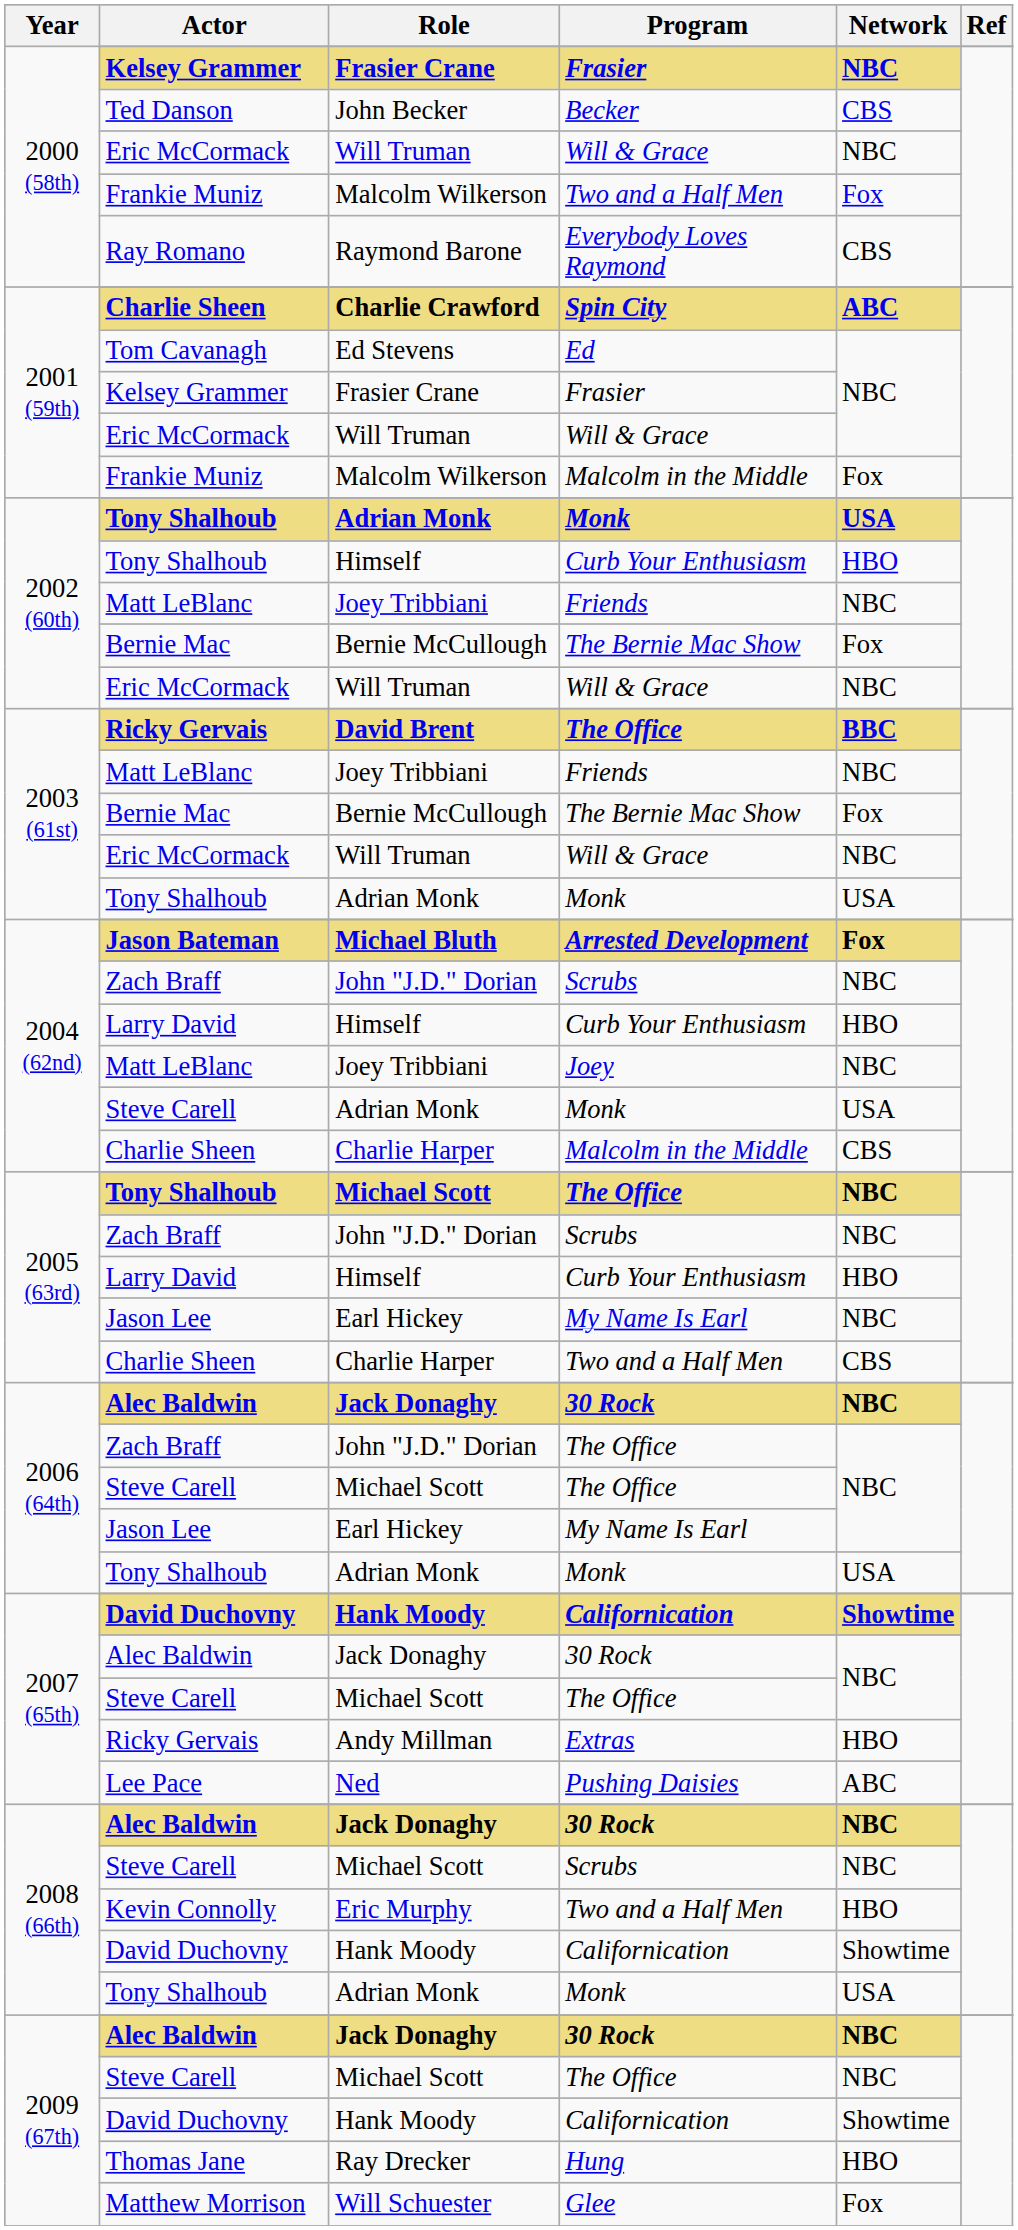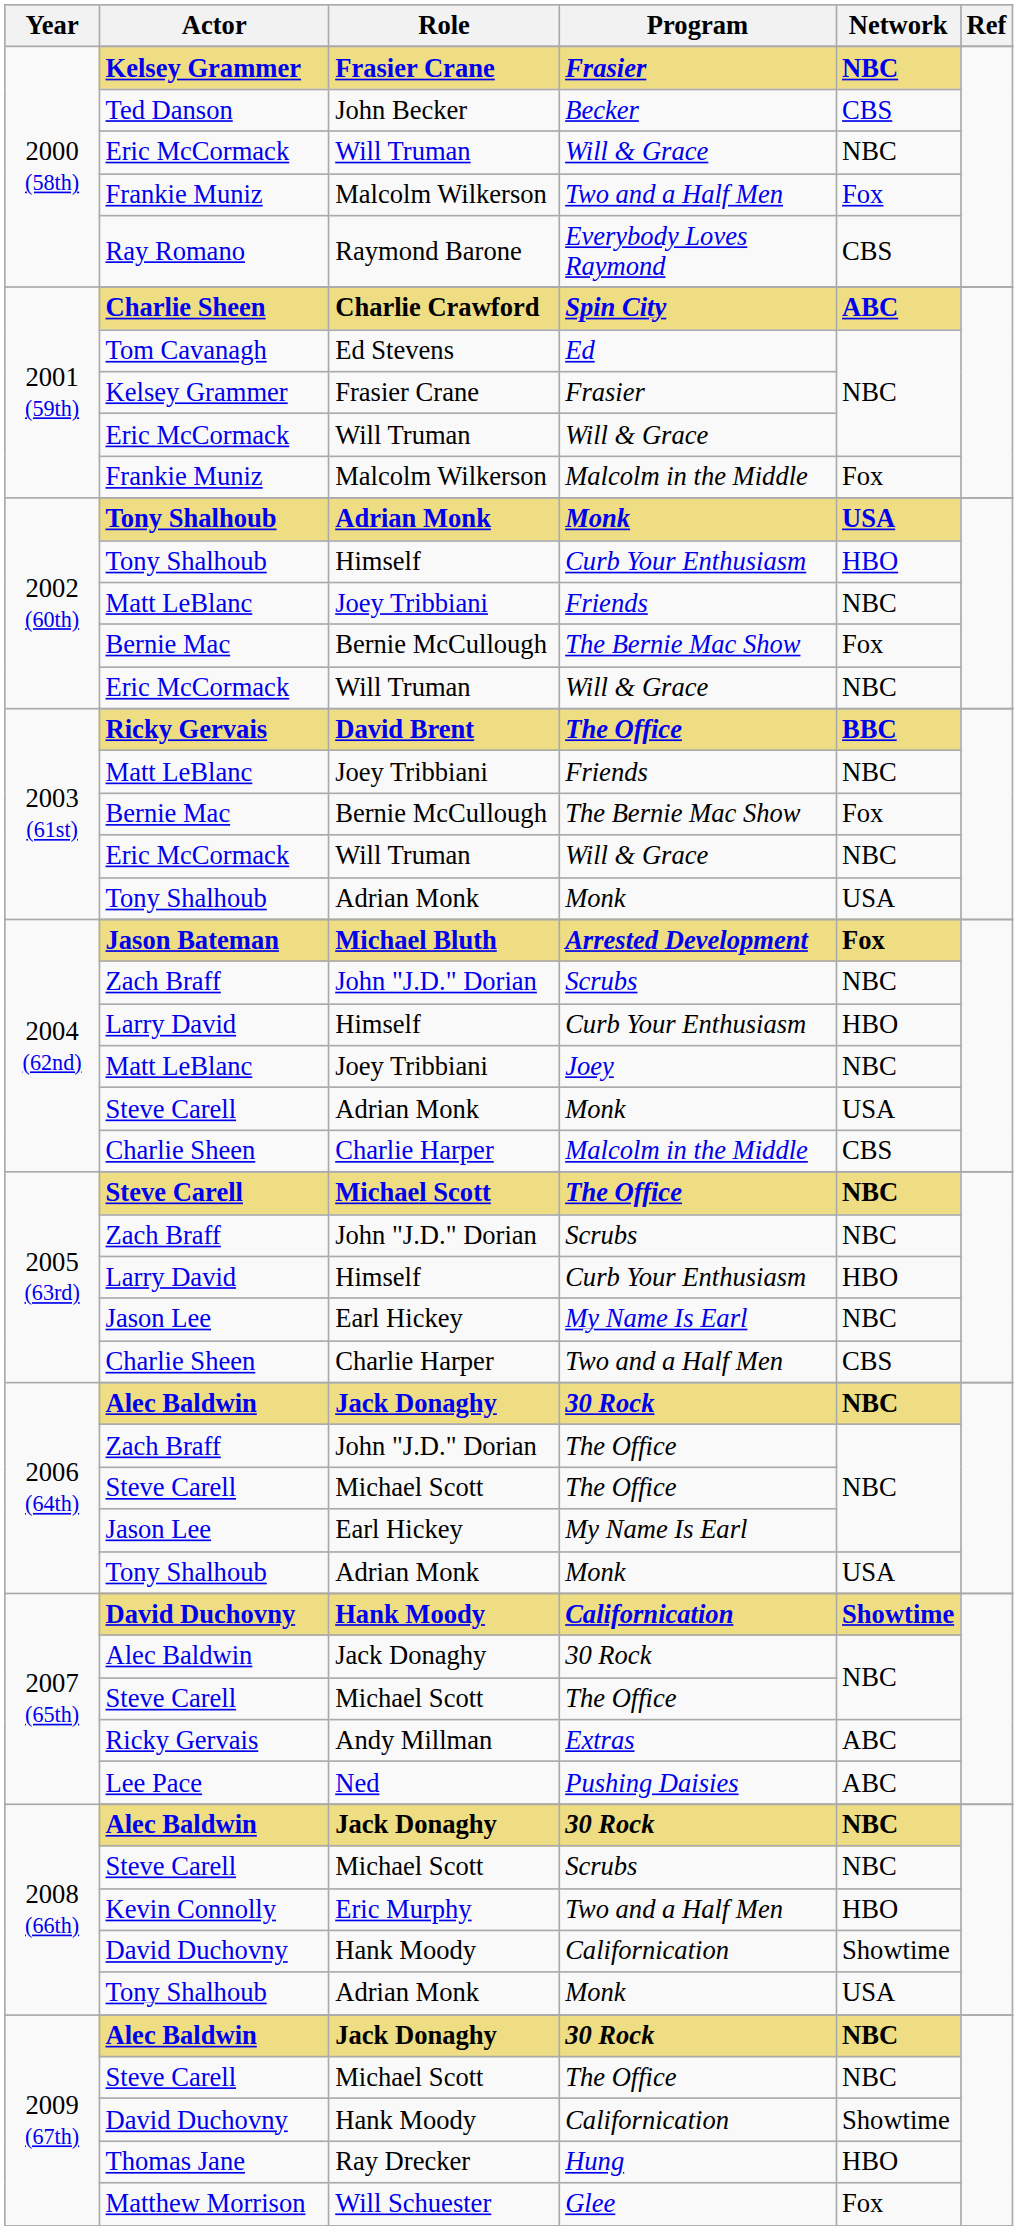(191, 1192) Tony Shalhoub -> (174, 1192) Steve Carell
(870, 1740) HBO -> (869, 1740) ABC
